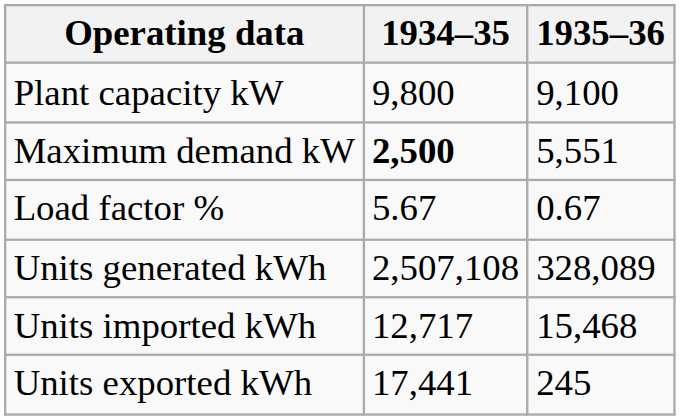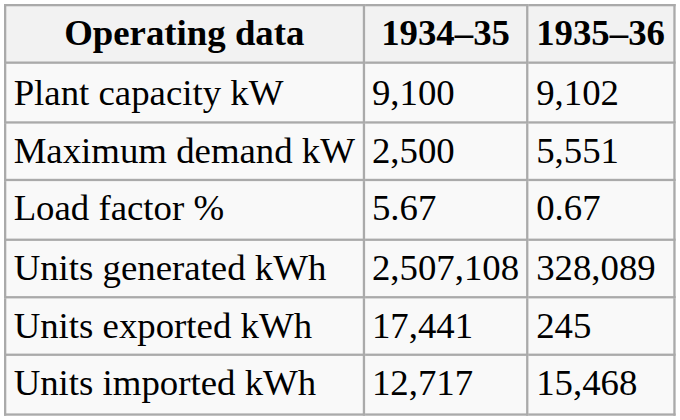(413, 92) 9,800 -> (413, 92) 9,100
(578, 92) 9,100 -> (578, 92) 9,102
(413, 150) bold -> (413, 150) normal
rows swapped: (165, 325) <-> (163, 383)
